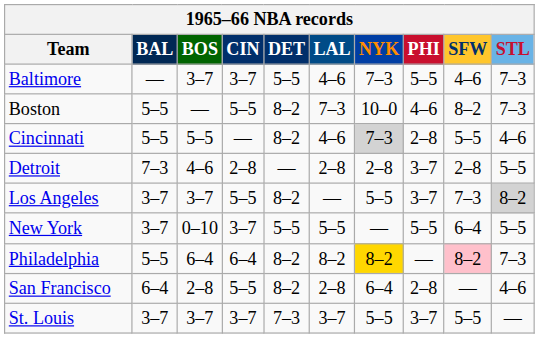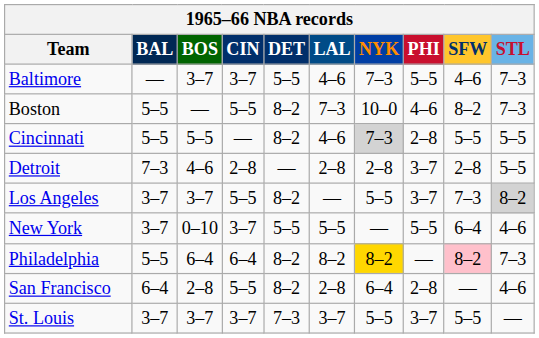(513, 138) 4–6 -> (513, 138) 5–5
(513, 228) 5–5 -> (513, 228) 4–6
